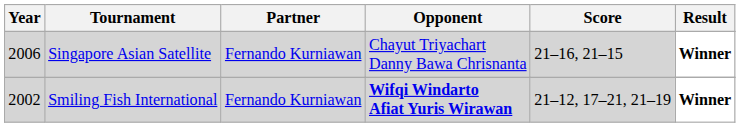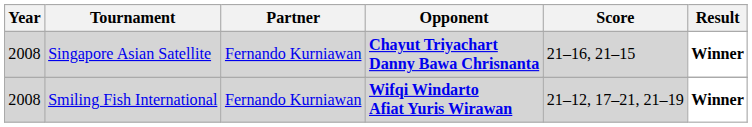(24, 54) 2006 -> (24, 54) 2008
(448, 54) normal -> (454, 54) bold
(24, 99) 2002 -> (24, 99) 2008
